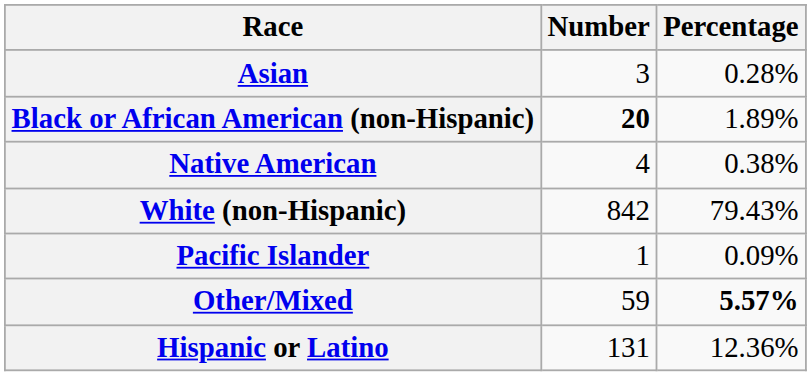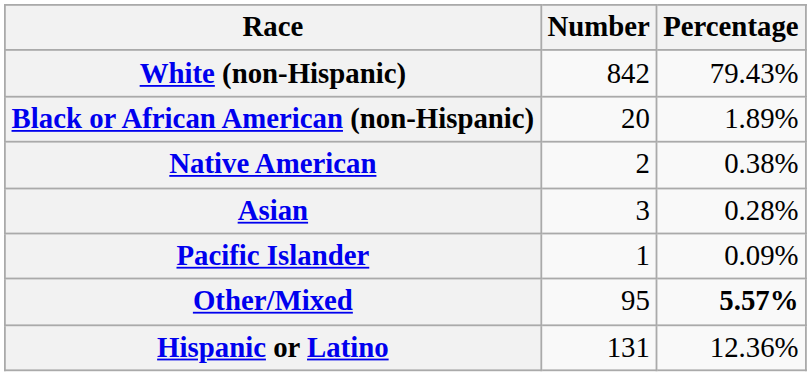rows swapped: (273, 210) <-> (273, 73)
(635, 118) bold -> (635, 118) normal
(643, 164) 4 -> (643, 164) 2
(635, 301) 59 -> (635, 301) 95
